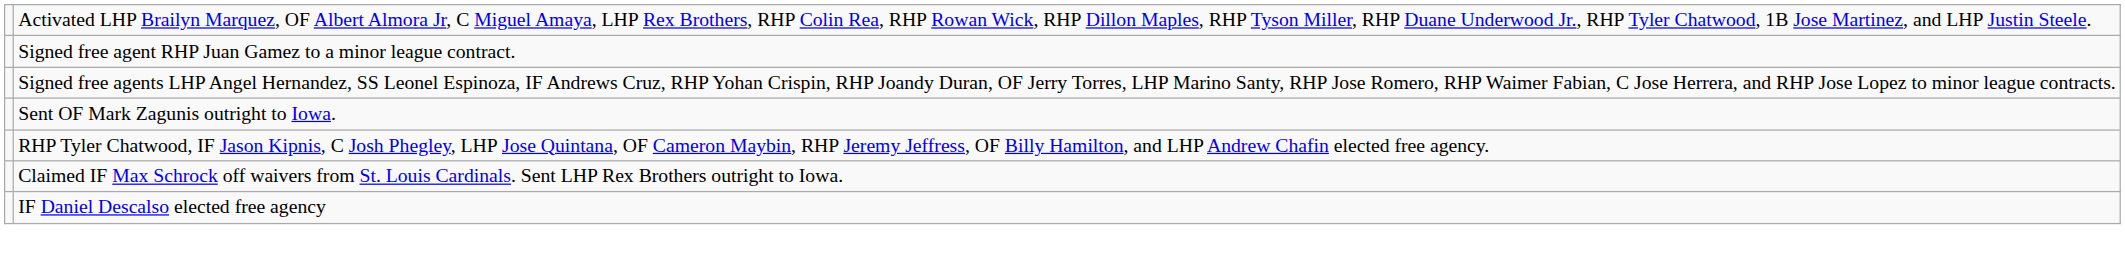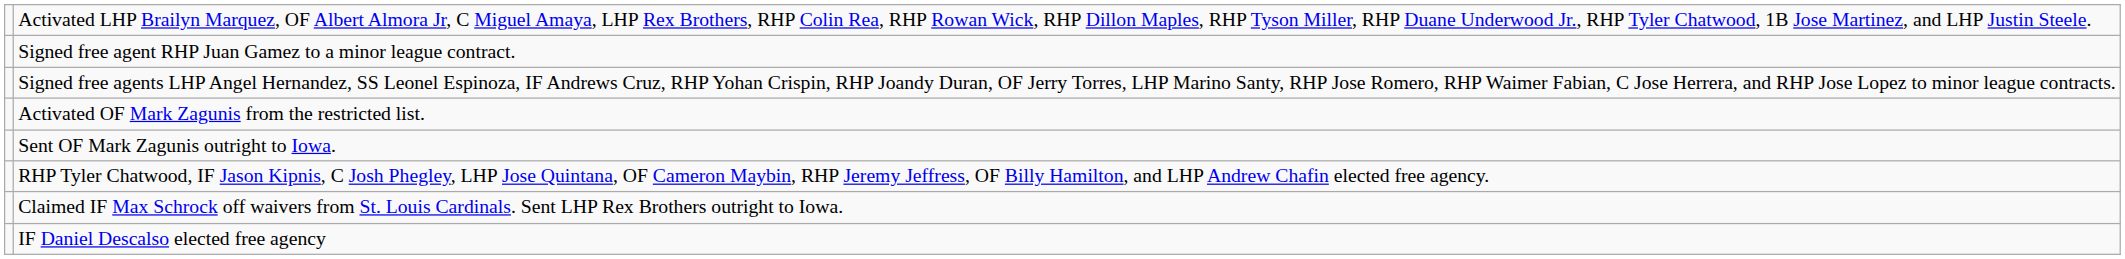+ row: (222, 113)
